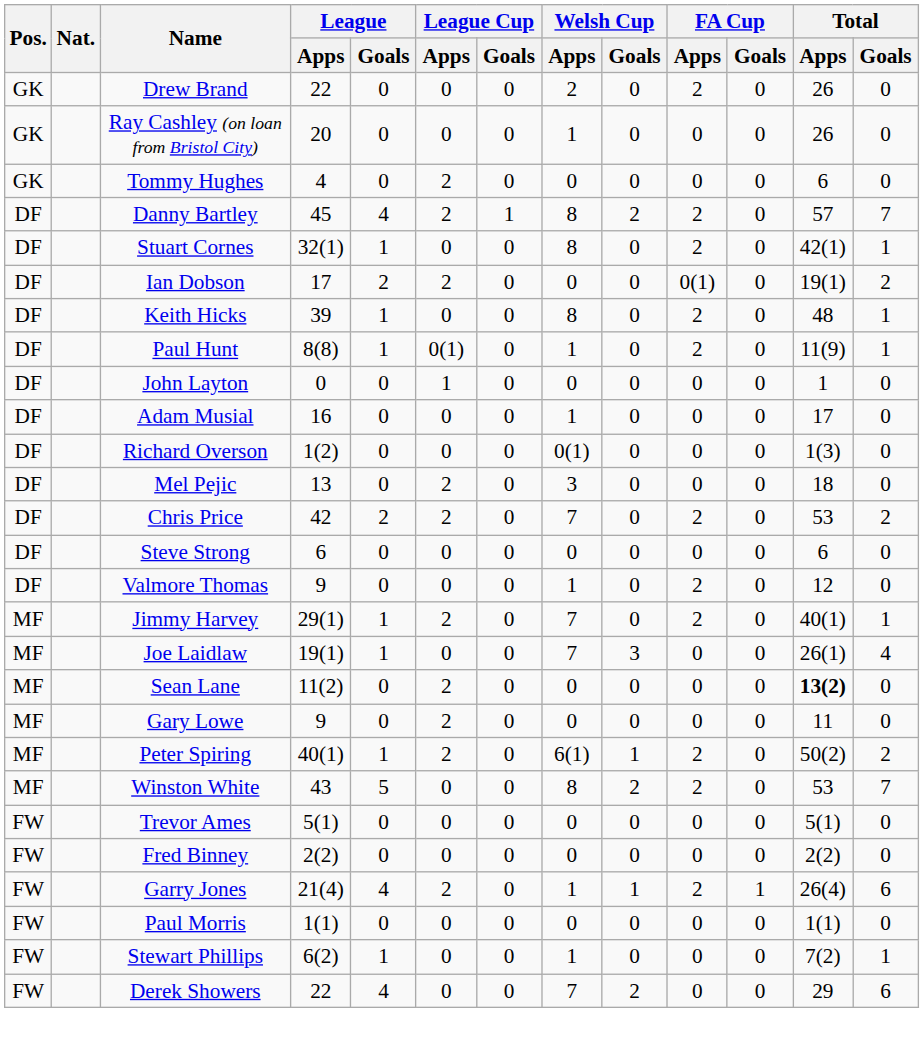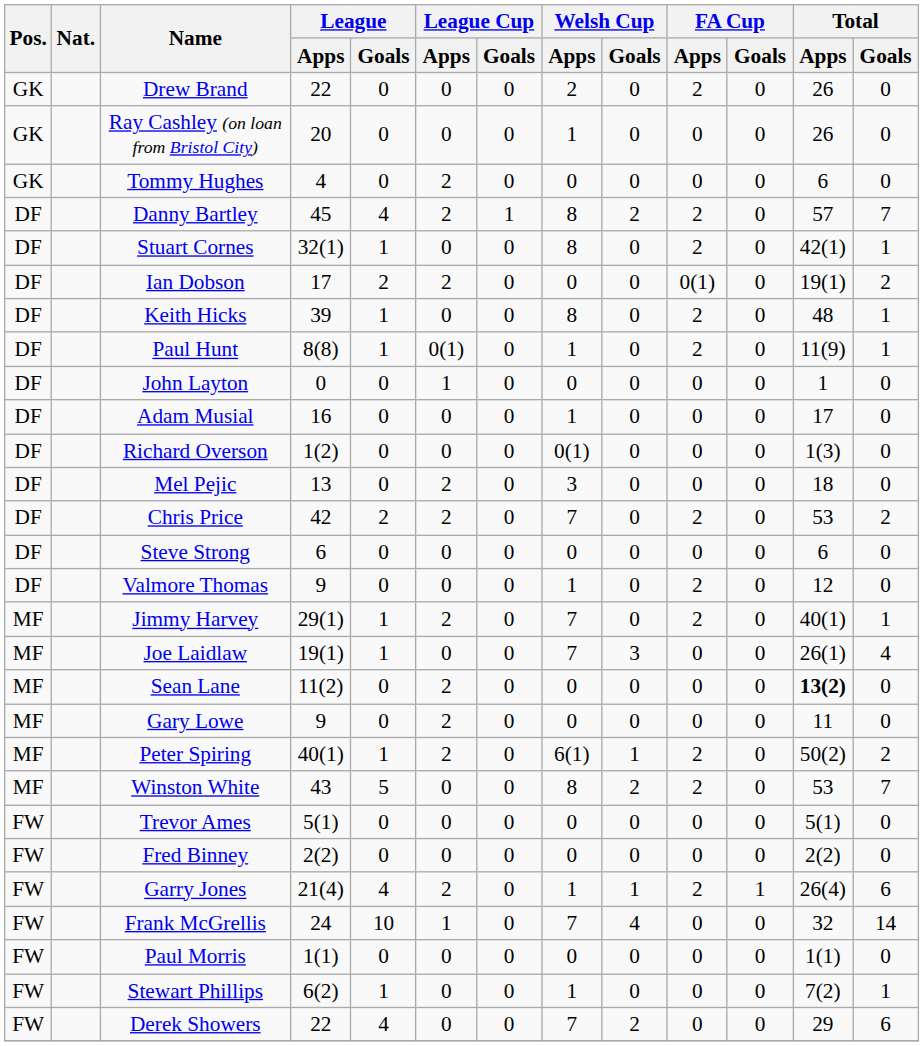+ row: (195, 922)
